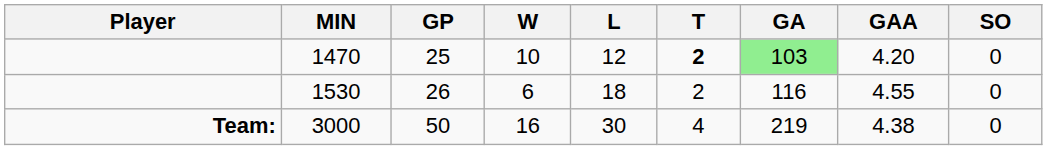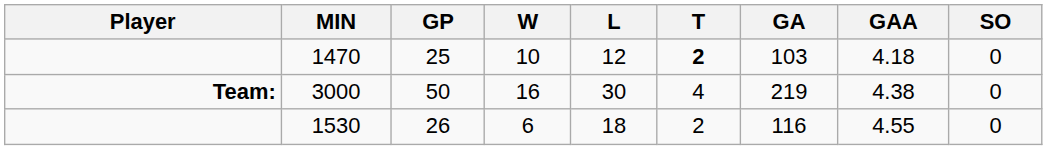(789, 56) lightgreen background -> (789, 56) no background
(893, 56) 4.20 -> (893, 56) 4.18
rows swapped: (336, 91) <-> (336, 126)
